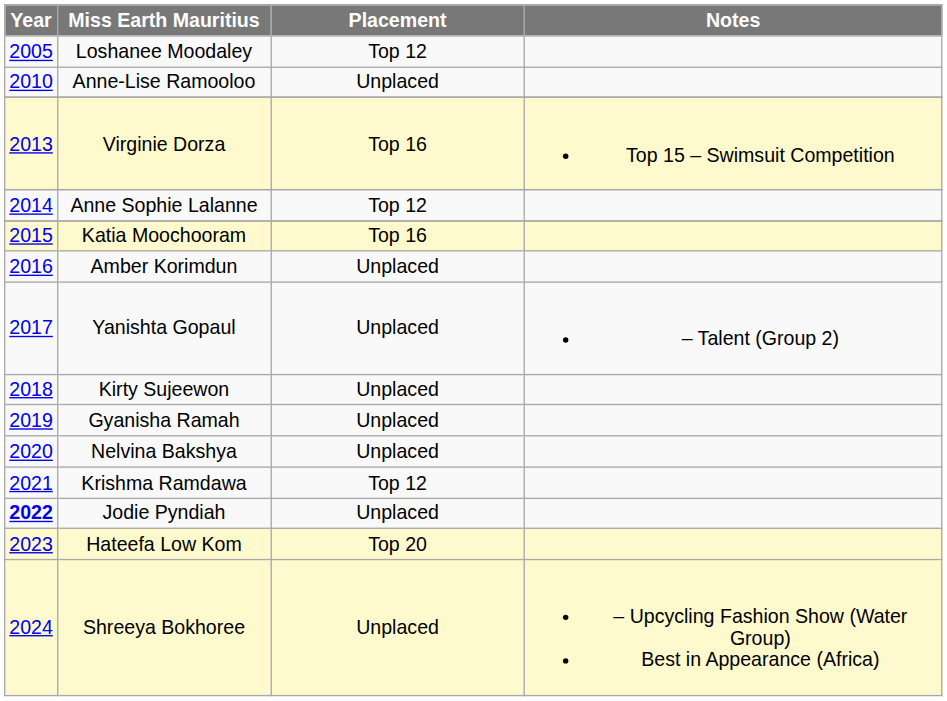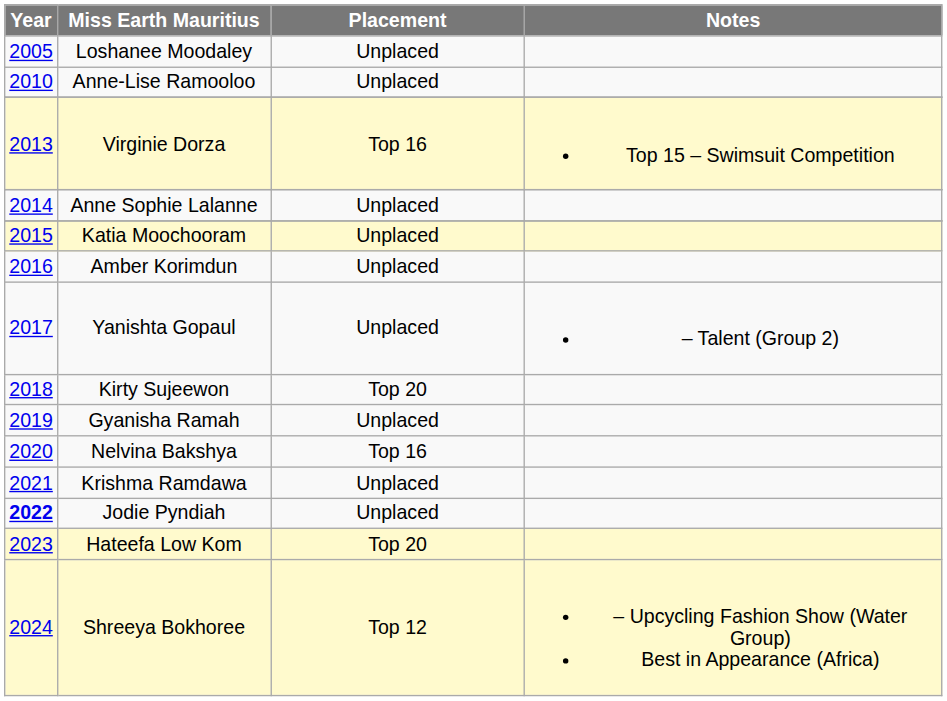(398, 51) Top 12 -> (398, 51) Unplaced
(398, 205) Top 12 -> (398, 205) Unplaced
(398, 236) Top 16 -> (398, 236) Unplaced
(398, 390) Unplaced -> (398, 390) Top 20
(398, 452) Unplaced -> (398, 452) Top 16
(398, 483) Top 12 -> (398, 483) Unplaced
(398, 628) Unplaced -> (398, 628) Top 12
